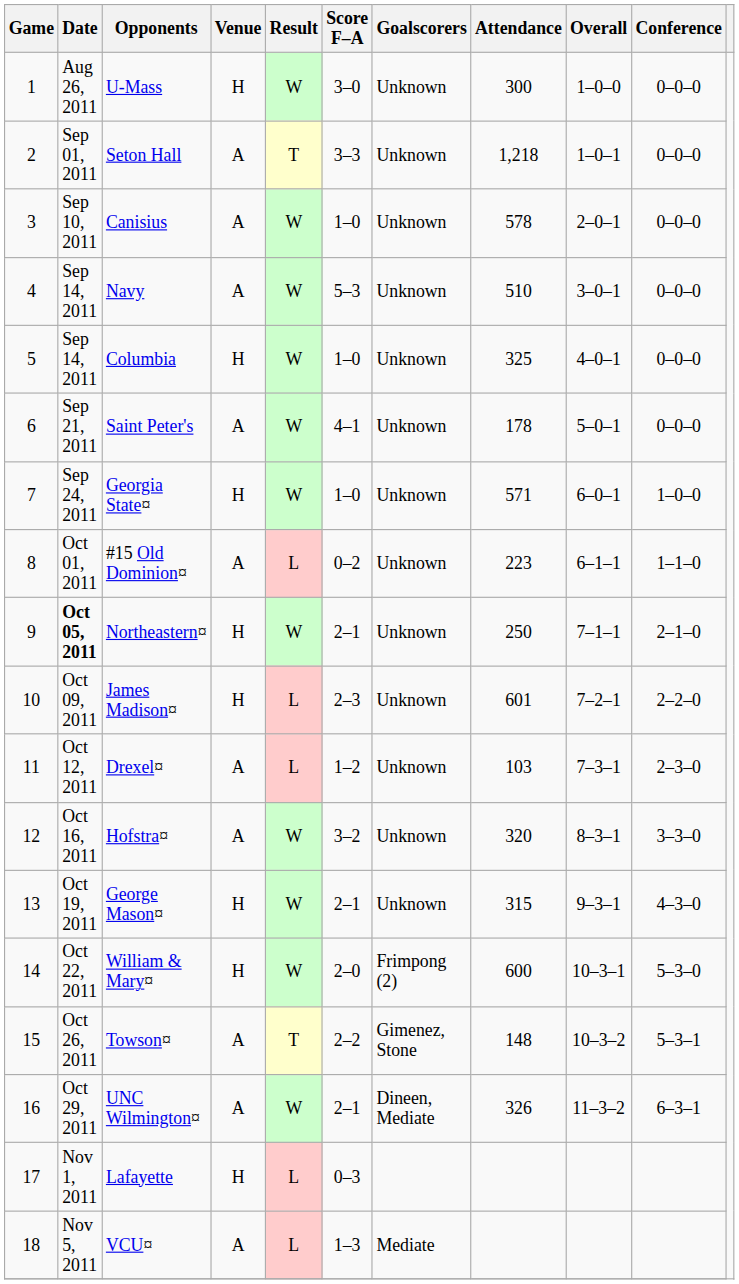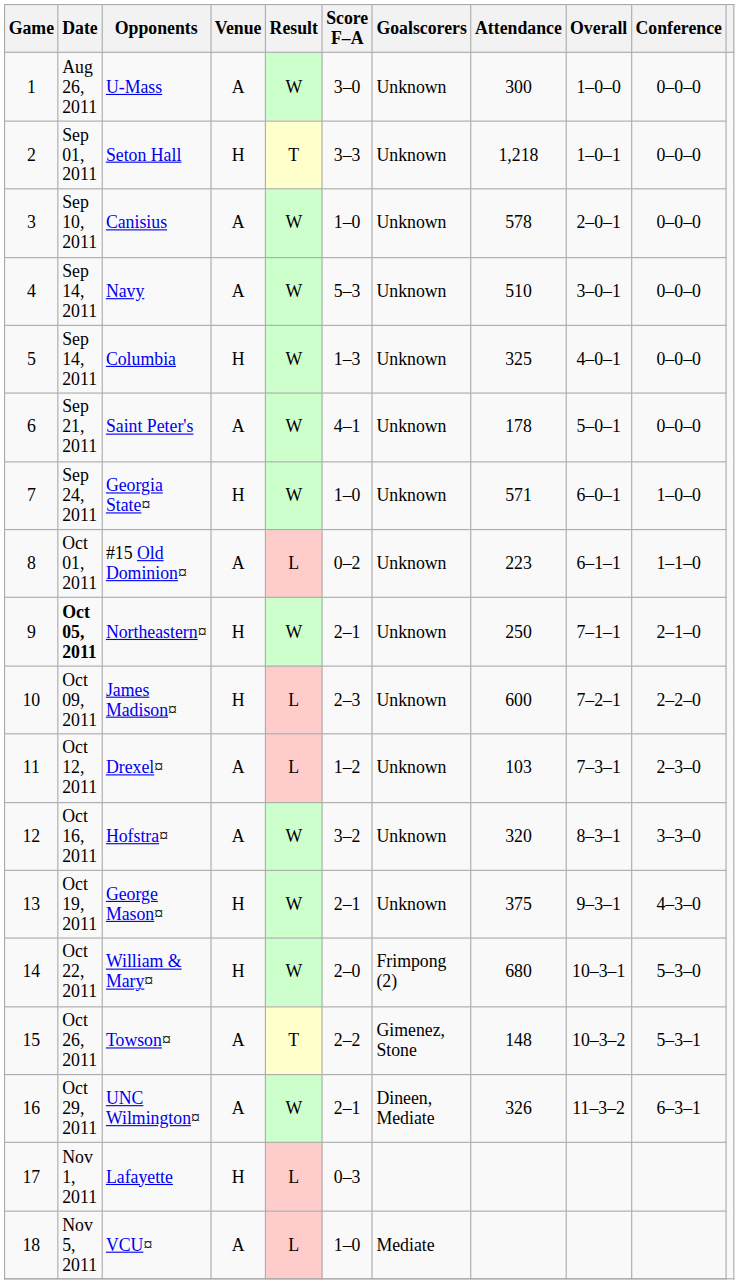(238, 86) H -> (238, 86) A
(238, 154) A -> (238, 154) H
(347, 359) 1–0 -> (347, 359) 1–3
(518, 699) 601 -> (518, 699) 600
(518, 904) 315 -> (518, 904) 375
(518, 972) 600 -> (518, 972) 680
(347, 1244) 1–3 -> (347, 1244) 1–0
